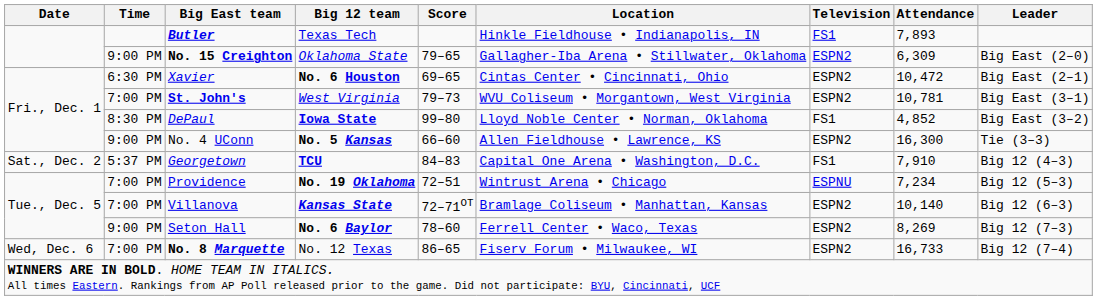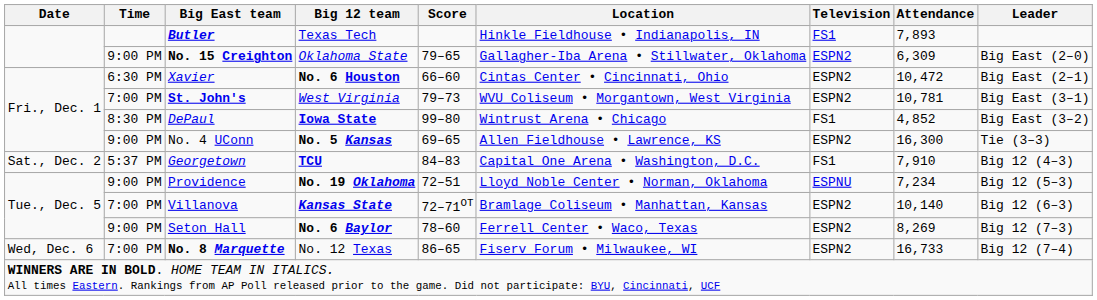(441, 78) 69–65 -> (441, 78) 66–60
(624, 120) Lloyd Noble Center • Norman, Oklahoma -> (573, 120) Wintrust Arena • Chicago
(441, 141) 66–60 -> (441, 141) 69–65
(134, 183) 7:00 PM -> (134, 183) 9:00 PM
(573, 183) Wintrust Arena • Chicago -> (624, 183) Lloyd Noble Center • Norman, Oklahoma
